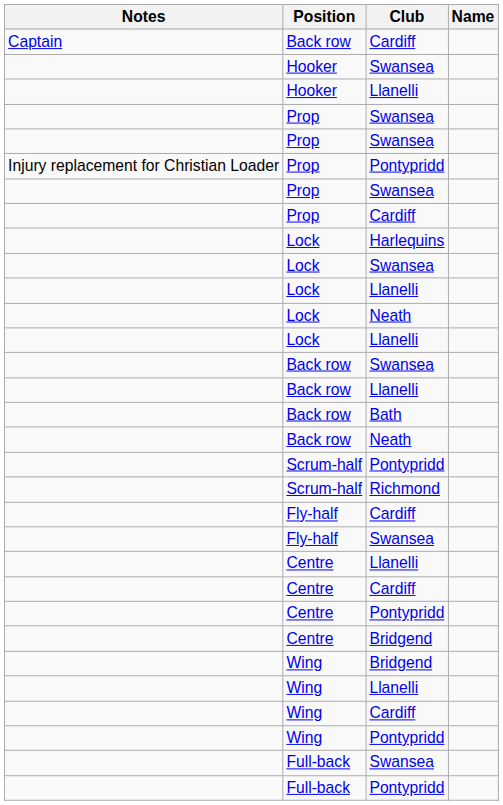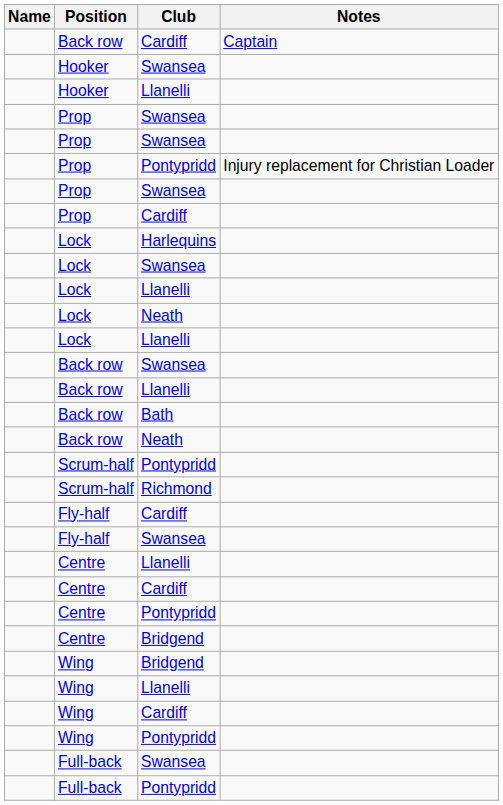columns swapped: (473, 16) <-> (144, 16)
